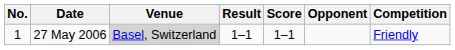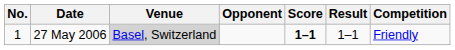columns swapped: (337, 14) <-> (242, 14)
(284, 34) normal -> (305, 34) bold
